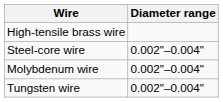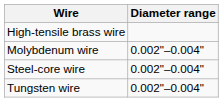rows swapped: (46, 50) <-> (53, 69)
